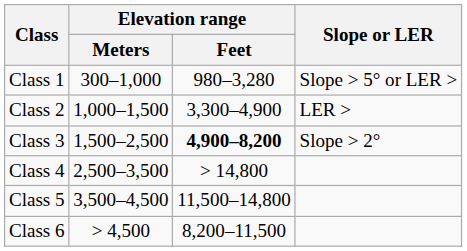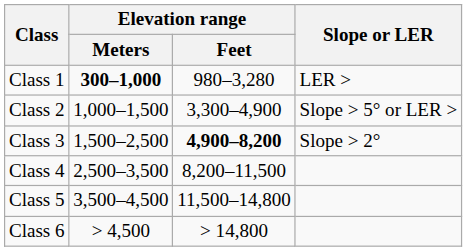(121, 79) normal -> (121, 79) bold
(378, 79) Slope > 5° or LER > -> (325, 79) LER >
(325, 110) LER > -> (378, 110) Slope > 5° or LER >
(234, 170) > 14,800 -> (234, 170) 8,200–11,500
(234, 230) 8,200–11,500 -> (234, 230) > 14,800
